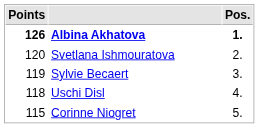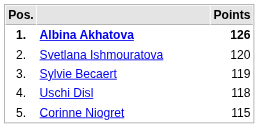columns swapped: (238, 15) <-> (27, 15)
